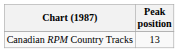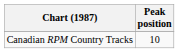(155, 39) 13 -> (155, 39) 10
